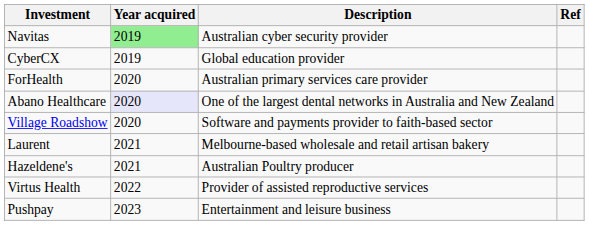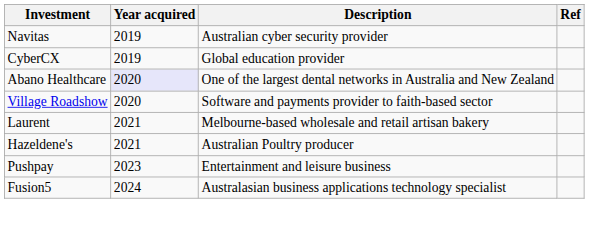(127, 36) lightgreen background -> (127, 36) no background
- row: (35, 79)
- row: (44, 187)
+ row: (29, 187)
